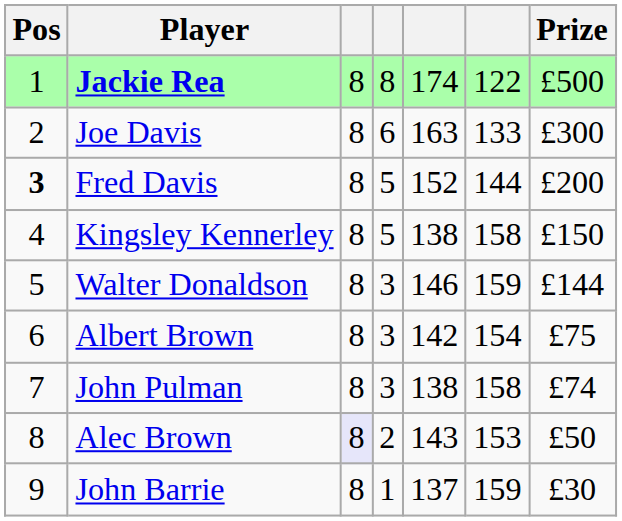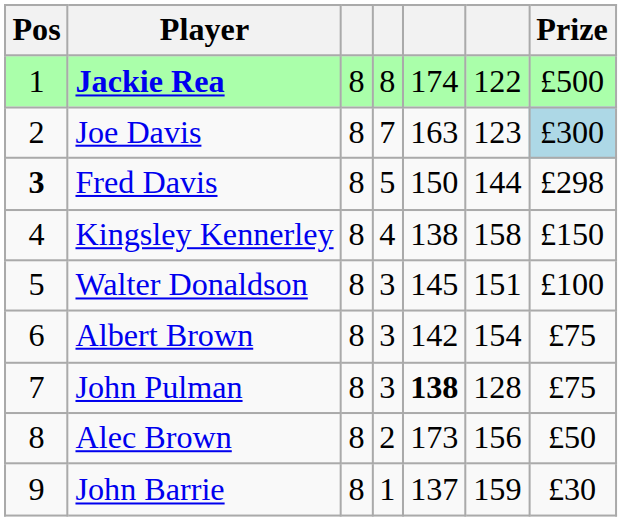(387, 132) 6 -> (387, 132) 7
(497, 132) 133 -> (497, 132) 123
(572, 132) no background -> (572, 132) lightblue background
(434, 183) 152 -> (434, 183) 150
(572, 183) £200 -> (572, 183) £298
(387, 234) 5 -> (387, 234) 4
(434, 285) 146 -> (434, 285) 145
(497, 285) 159 -> (497, 285) 151
(572, 285) £144 -> (572, 285) £100
(434, 387) normal -> (434, 387) bold
(497, 387) 158 -> (497, 387) 128
(572, 387) £74 -> (572, 387) £75
(356, 438) lavender background -> (356, 438) no background
(434, 438) 143 -> (434, 438) 173
(497, 438) 153 -> (497, 438) 156
